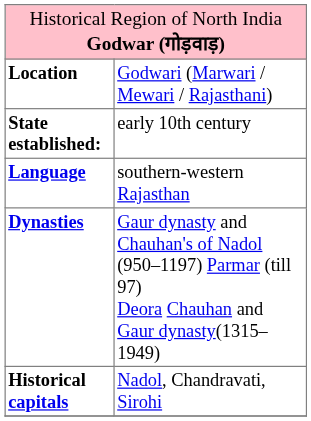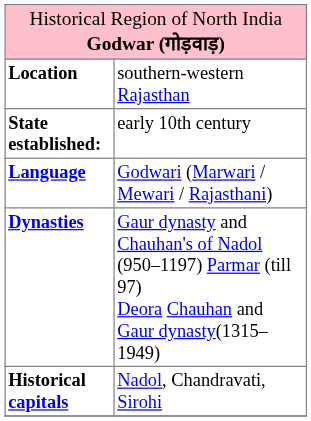(195, 83) Godwari (Marwari / Mewari / Rajasthani) -> (180, 83) southern-western Rajasthan
(180, 182) southern-western Rajasthan -> (195, 182) Godwari (Marwari / Mewari / Rajasthani)
